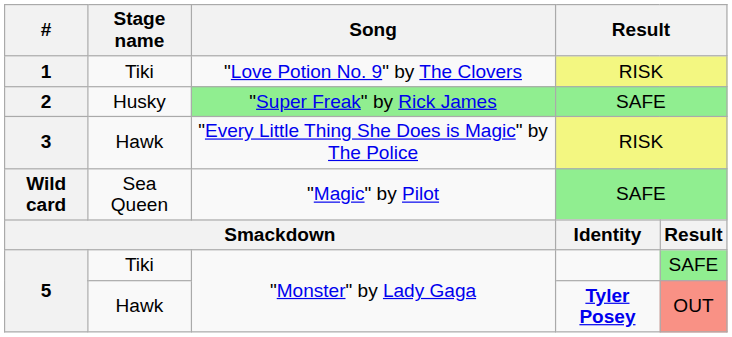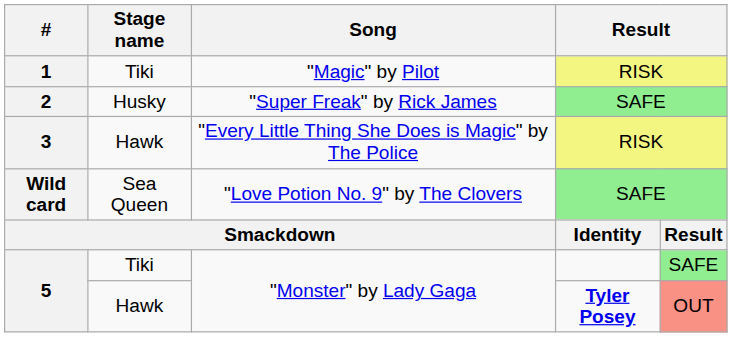(373, 71) "Love Potion No. 9" by The Clovers -> (373, 71) "Magic" by Pilot
(373, 101) lightgreen background -> (373, 101) no background
(373, 193) "Magic" by Pilot -> (373, 193) "Love Potion No. 9" by The Clovers
